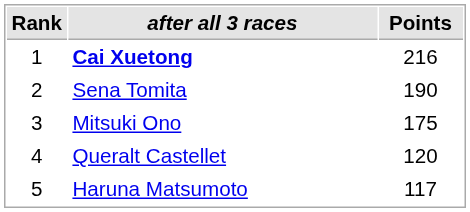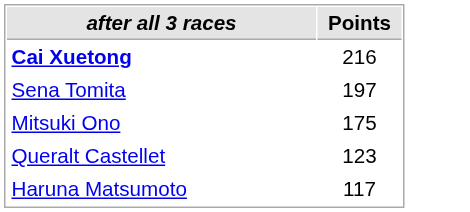- column: (37, 23)
(420, 90) 190 -> (359, 90) 197
(420, 156) 120 -> (359, 156) 123
